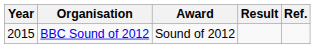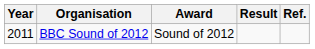(21, 33) 2015 -> (20, 33) 2011
